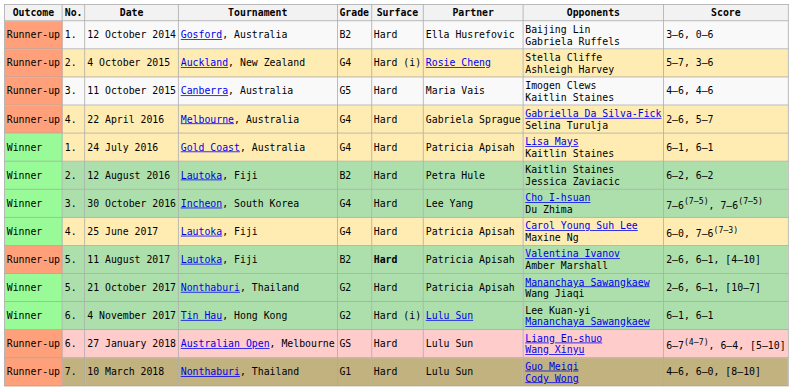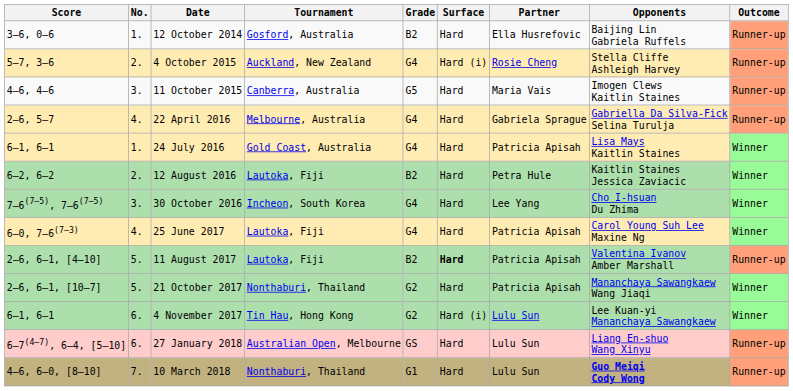columns swapped: (33, 12) <-> (726, 12)
(552, 372) normal -> (618, 372) bold
